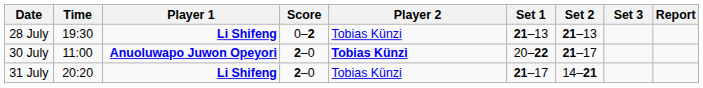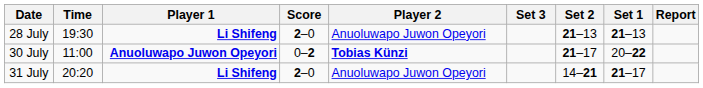columns swapped: (531, 15) <-> (628, 15)
(304, 34) 0–2 -> (304, 34) 2–0
(367, 34) Tobias Künzi -> (409, 34) Anuoluwapo Juwon Opeyori
(304, 54) 2–0 -> (304, 54) 0–2
(367, 73) Tobias Künzi -> (409, 73) Anuoluwapo Juwon Opeyori
